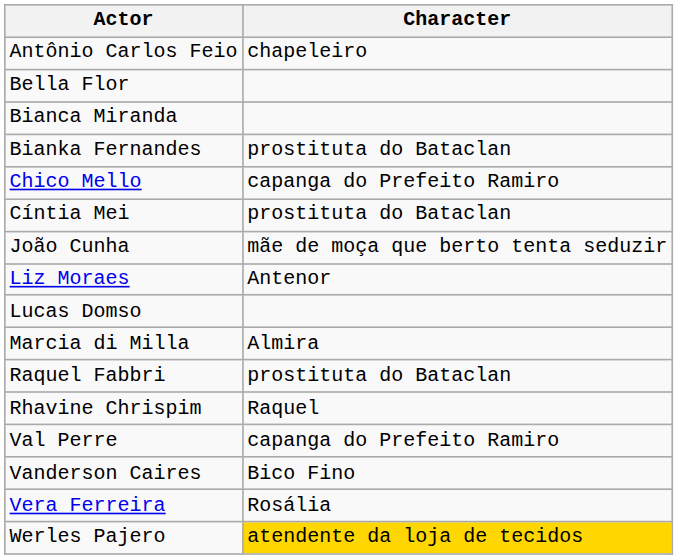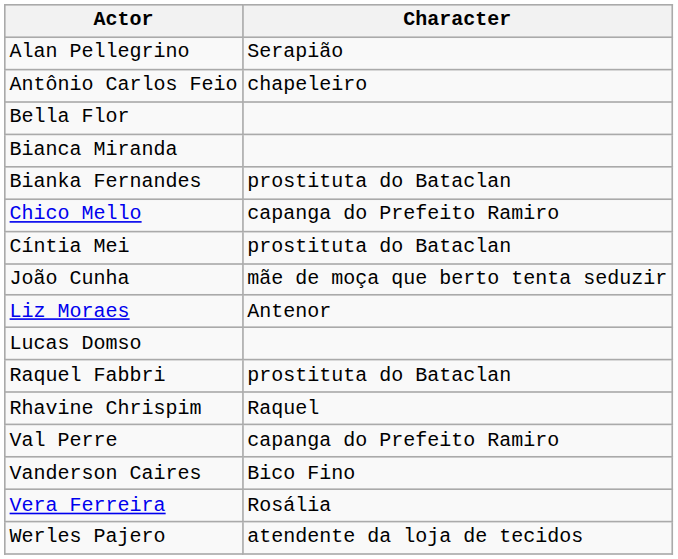+ row: (100, 54)
- row: (100, 344)
(415, 538) gold background -> (415, 538) no background
